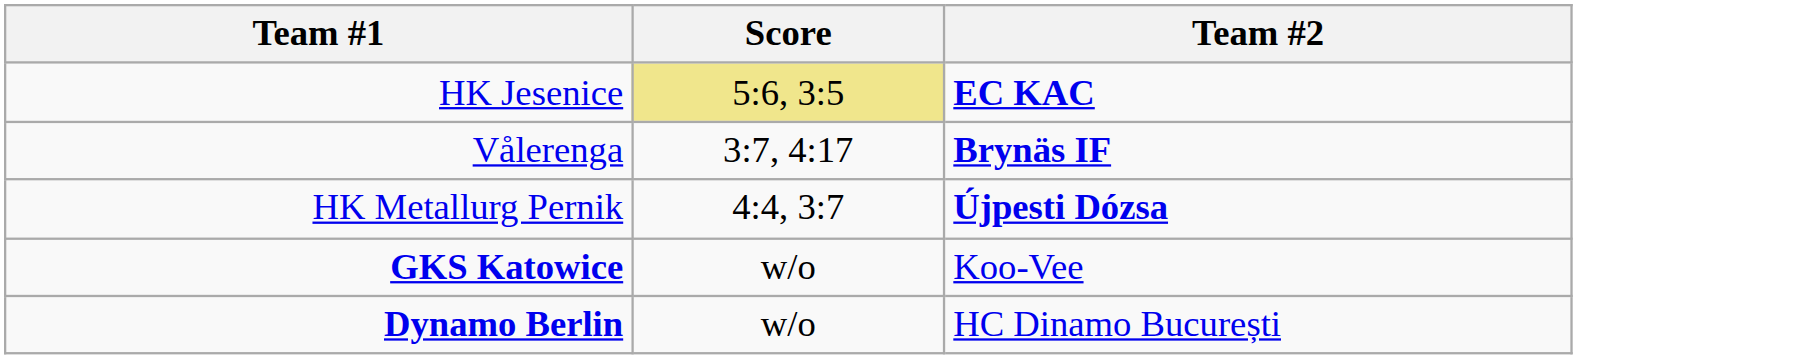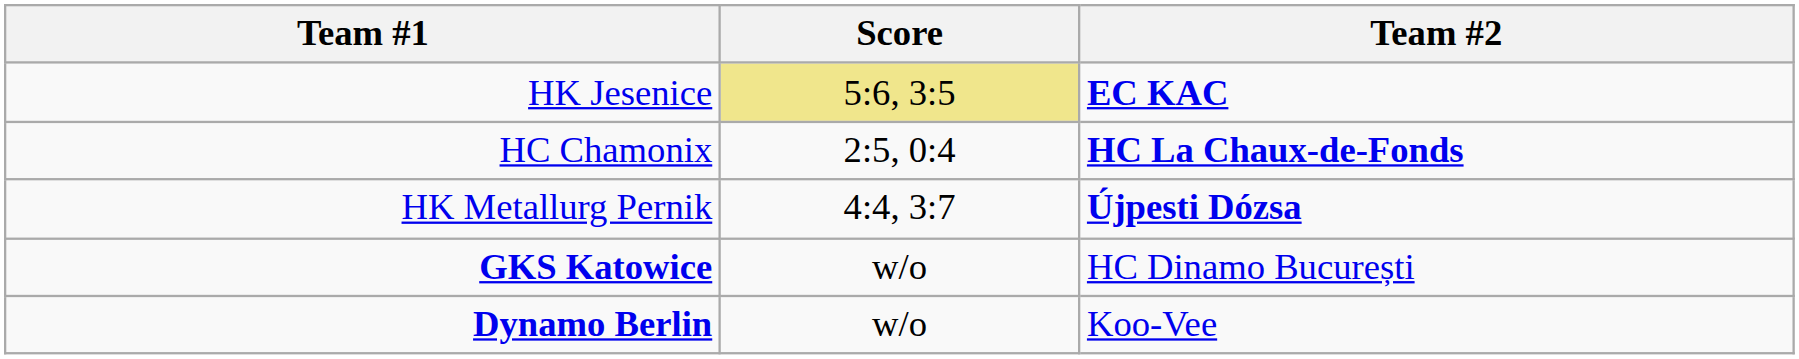+ row: (606, 149)
- row: (548, 149)
(1018, 265) Koo-Vee -> (1251, 265) HC Dinamo București
(1117, 324) HC Dinamo București -> (1152, 324) Koo-Vee
